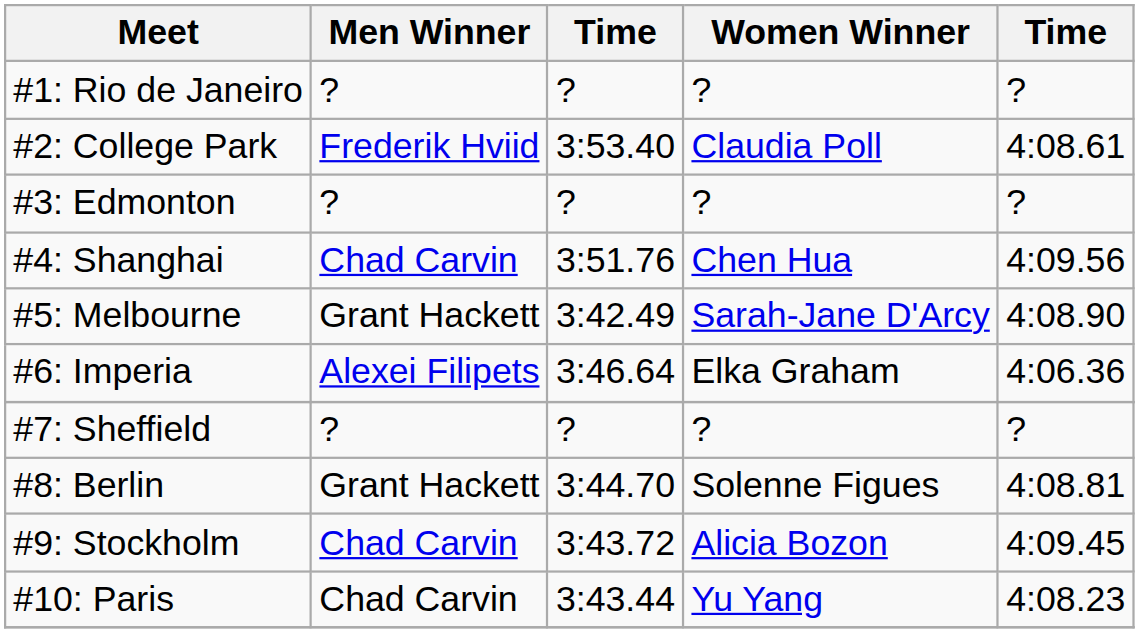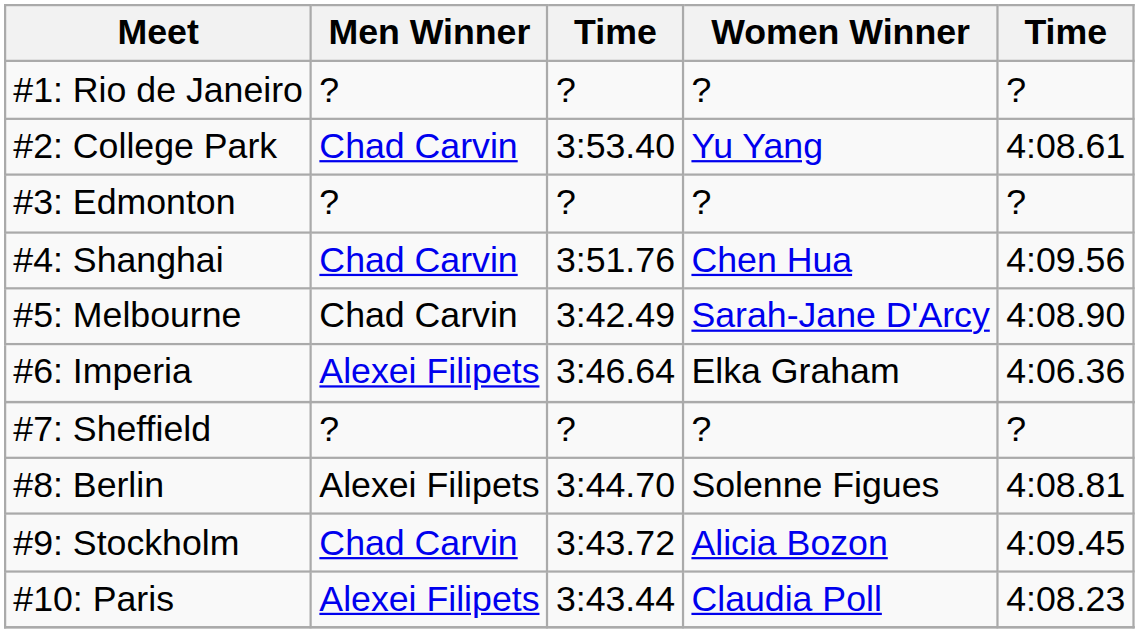(429, 145) Frederik Hviid -> (419, 145) Chad Carvin
(787, 145) Claudia Poll -> (757, 145) Yu Yang
(429, 315) Grant Hackett -> (419, 315) Chad Carvin
(429, 485) Grant Hackett -> (429, 485) Alexei Filipets
(419, 598) Chad Carvin -> (429, 598) Alexei Filipets
(757, 598) Yu Yang -> (787, 598) Claudia Poll
